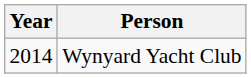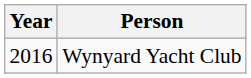(31, 55) 2014 -> (31, 55) 2016
